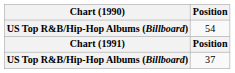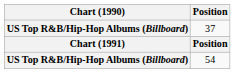rows swapped: (210, 28) <-> (210, 60)
